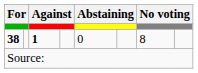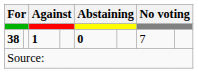(80, 39) normal -> (80, 39) bold
(143, 39) 8 -> (143, 39) 7
